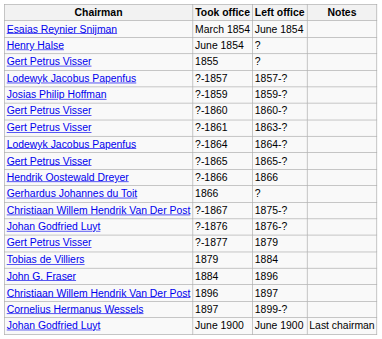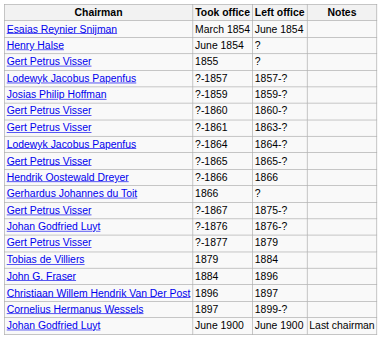(99, 210) Christiaan Willem Hendrik Van Der Post -> (49, 210) Gert Petrus Visser
